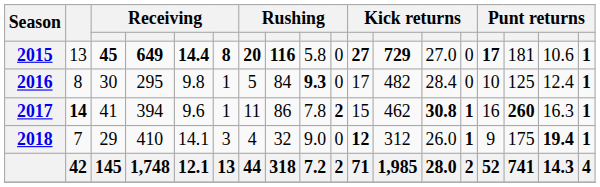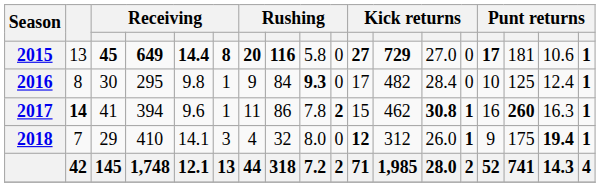(252, 83) 5 -> (252, 83) 9
(315, 139) 9.0 -> (315, 139) 8.0
